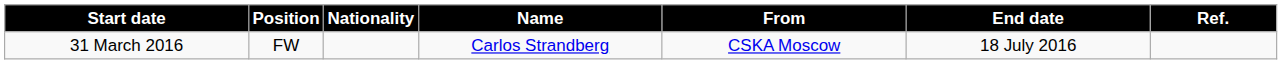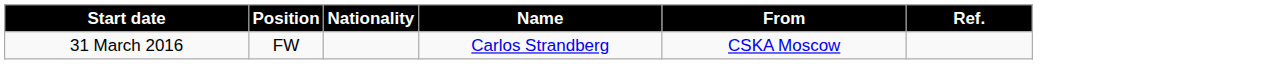- column: (1028, 18)
